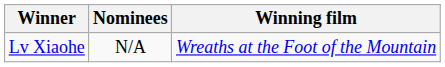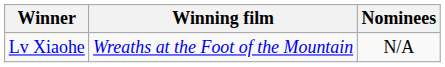columns swapped: (306, 18) <-> (130, 18)
